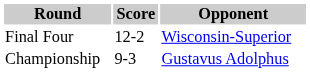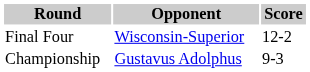columns swapped: (233, 14) <-> (136, 14)
